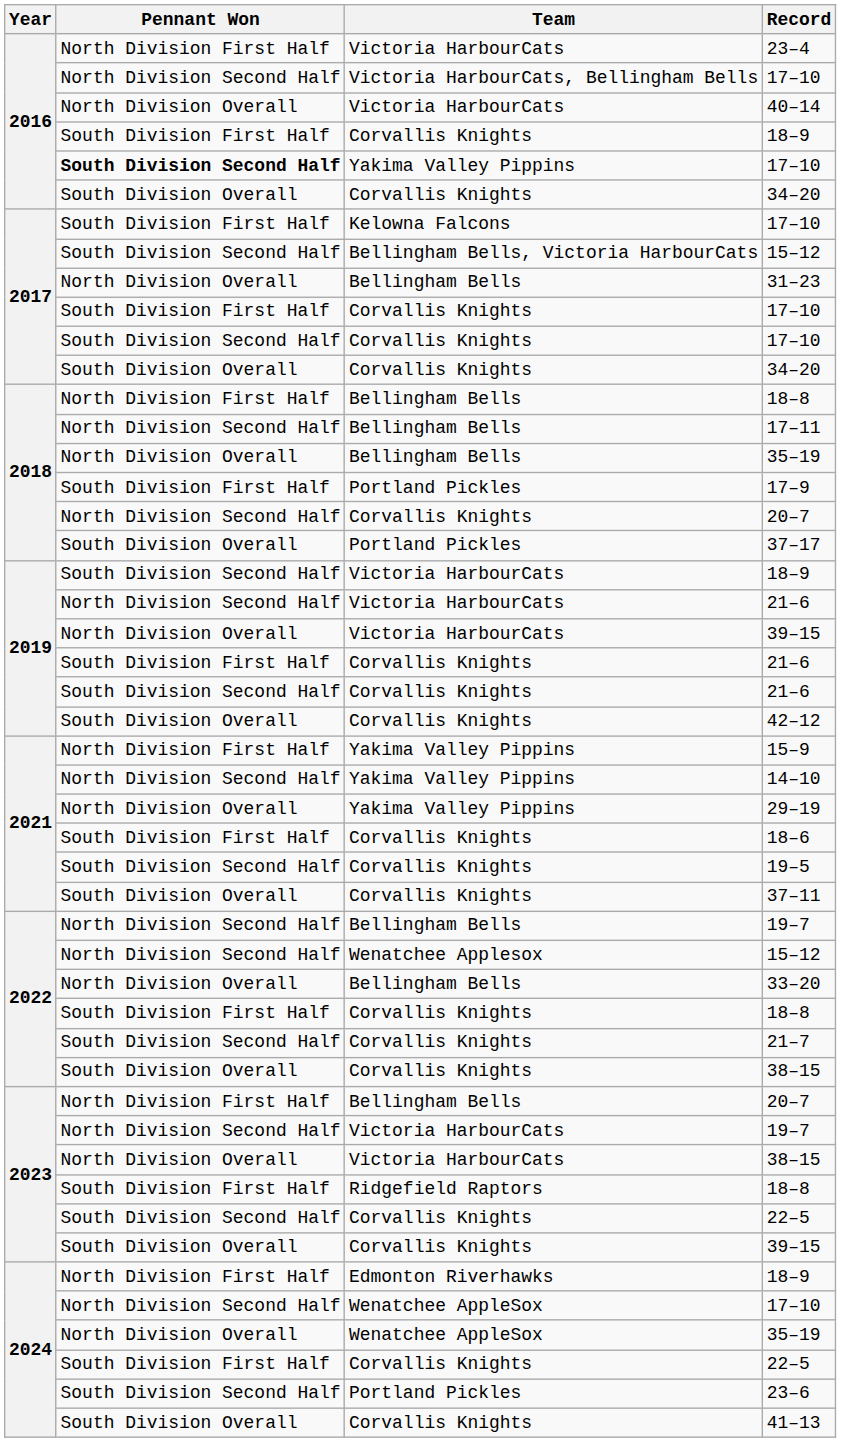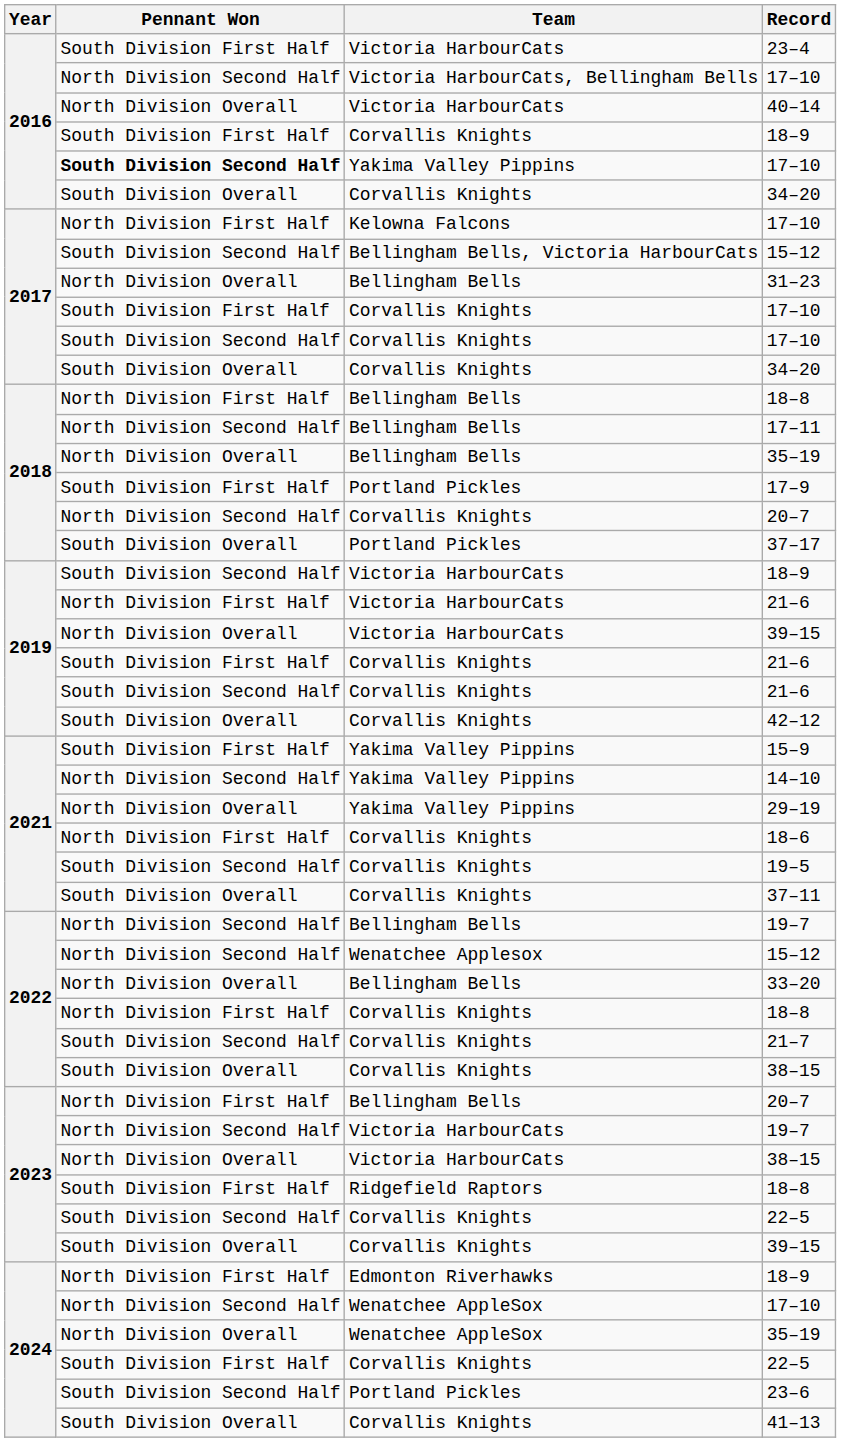(195, 49) North Division First Half -> (195, 49) South Division First Half
(195, 224) South Division First Half -> (195, 224) North Division First Half
(201, 604) North Division Second Half -> (195, 604) North Division First Half
(195, 750) North Division First Half -> (195, 750) South Division First Half
(195, 838) South Division First Half -> (195, 838) North Division First Half
(195, 1013) South Division First Half -> (195, 1013) North Division First Half
